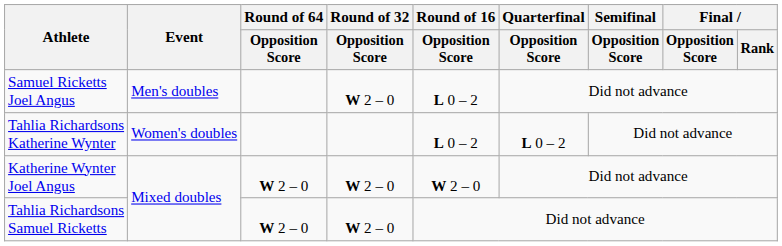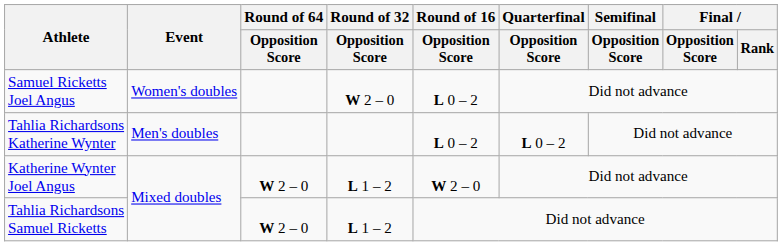(175, 91) Men's doubles -> (184, 91) Women's doubles
(184, 134) Women's doubles -> (175, 134) Men's doubles
(370, 186) W 2 – 0 -> (370, 186) L 1 – 2
(370, 228) W 2 – 0 -> (370, 228) L 1 – 2
